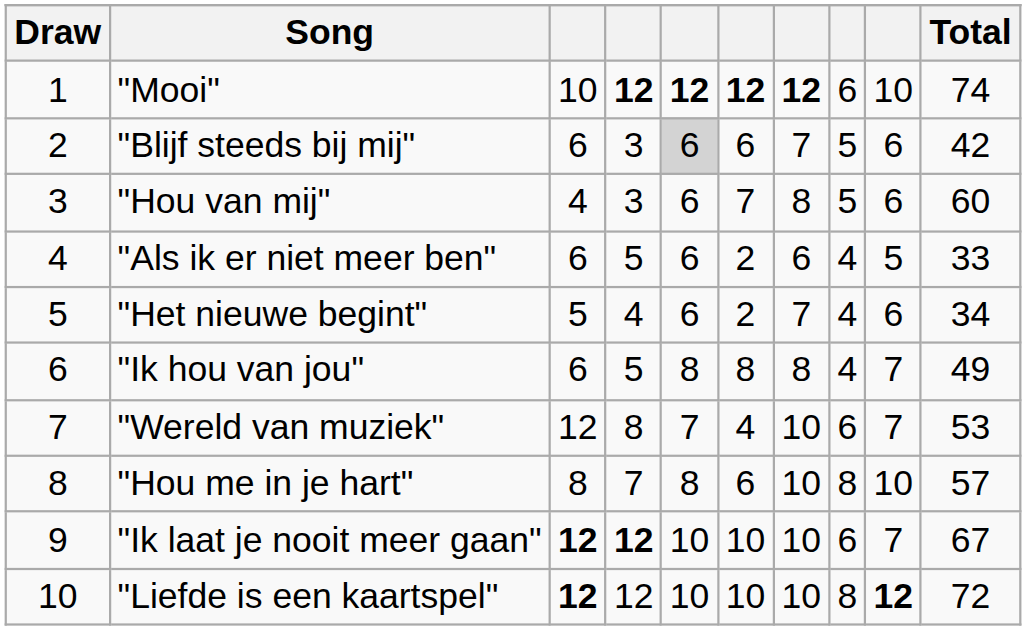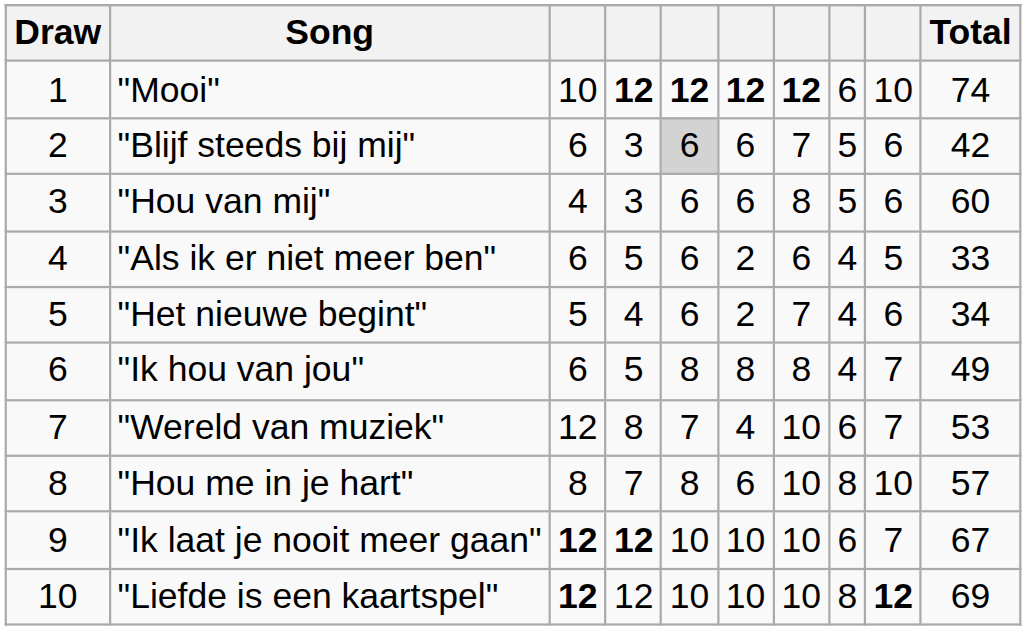(745, 201) 7 -> (745, 201) 6
(971, 595) 72 -> (971, 595) 69
